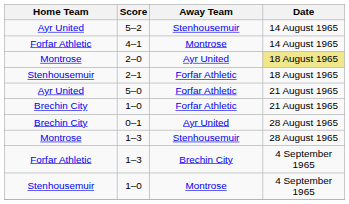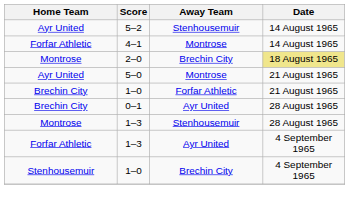(206, 59) Ayr United -> (206, 59) Brechin City
- row: (61, 75)
(206, 91) Forfar Athletic -> (206, 75) Montrose
(206, 159) Brechin City -> (206, 143) Ayr United
(206, 186) Montrose -> (206, 170) Brechin City
